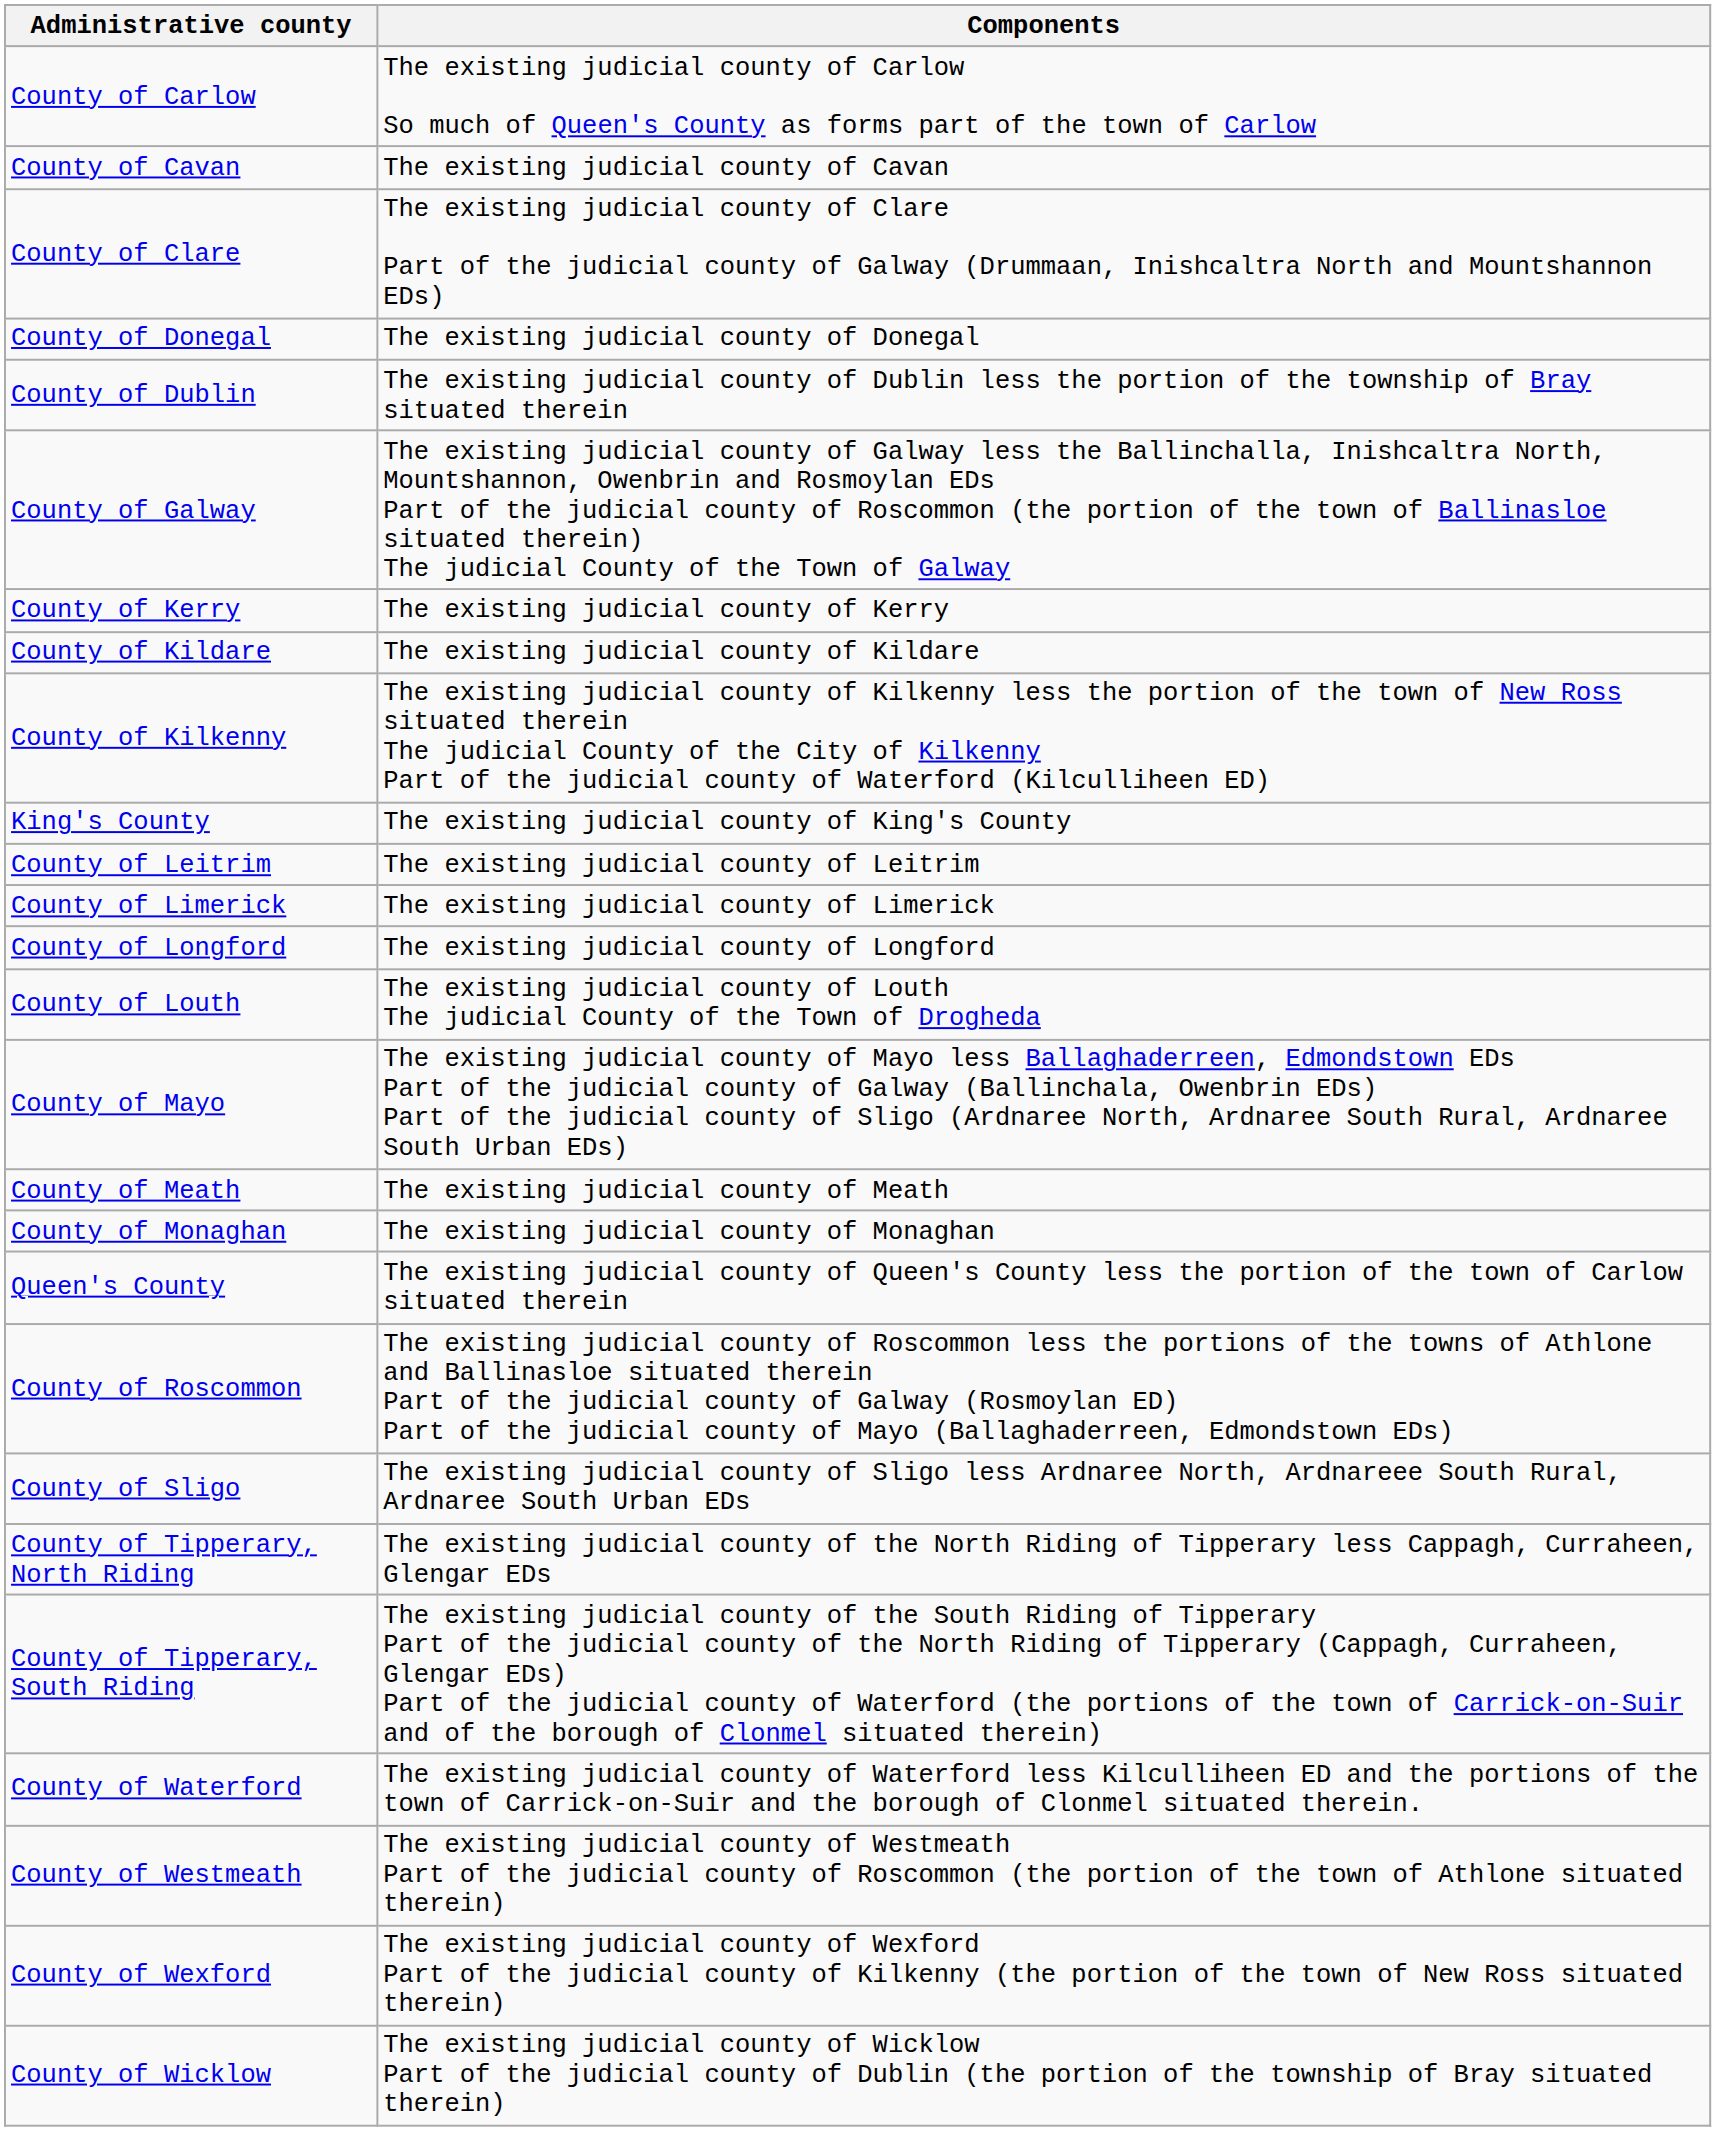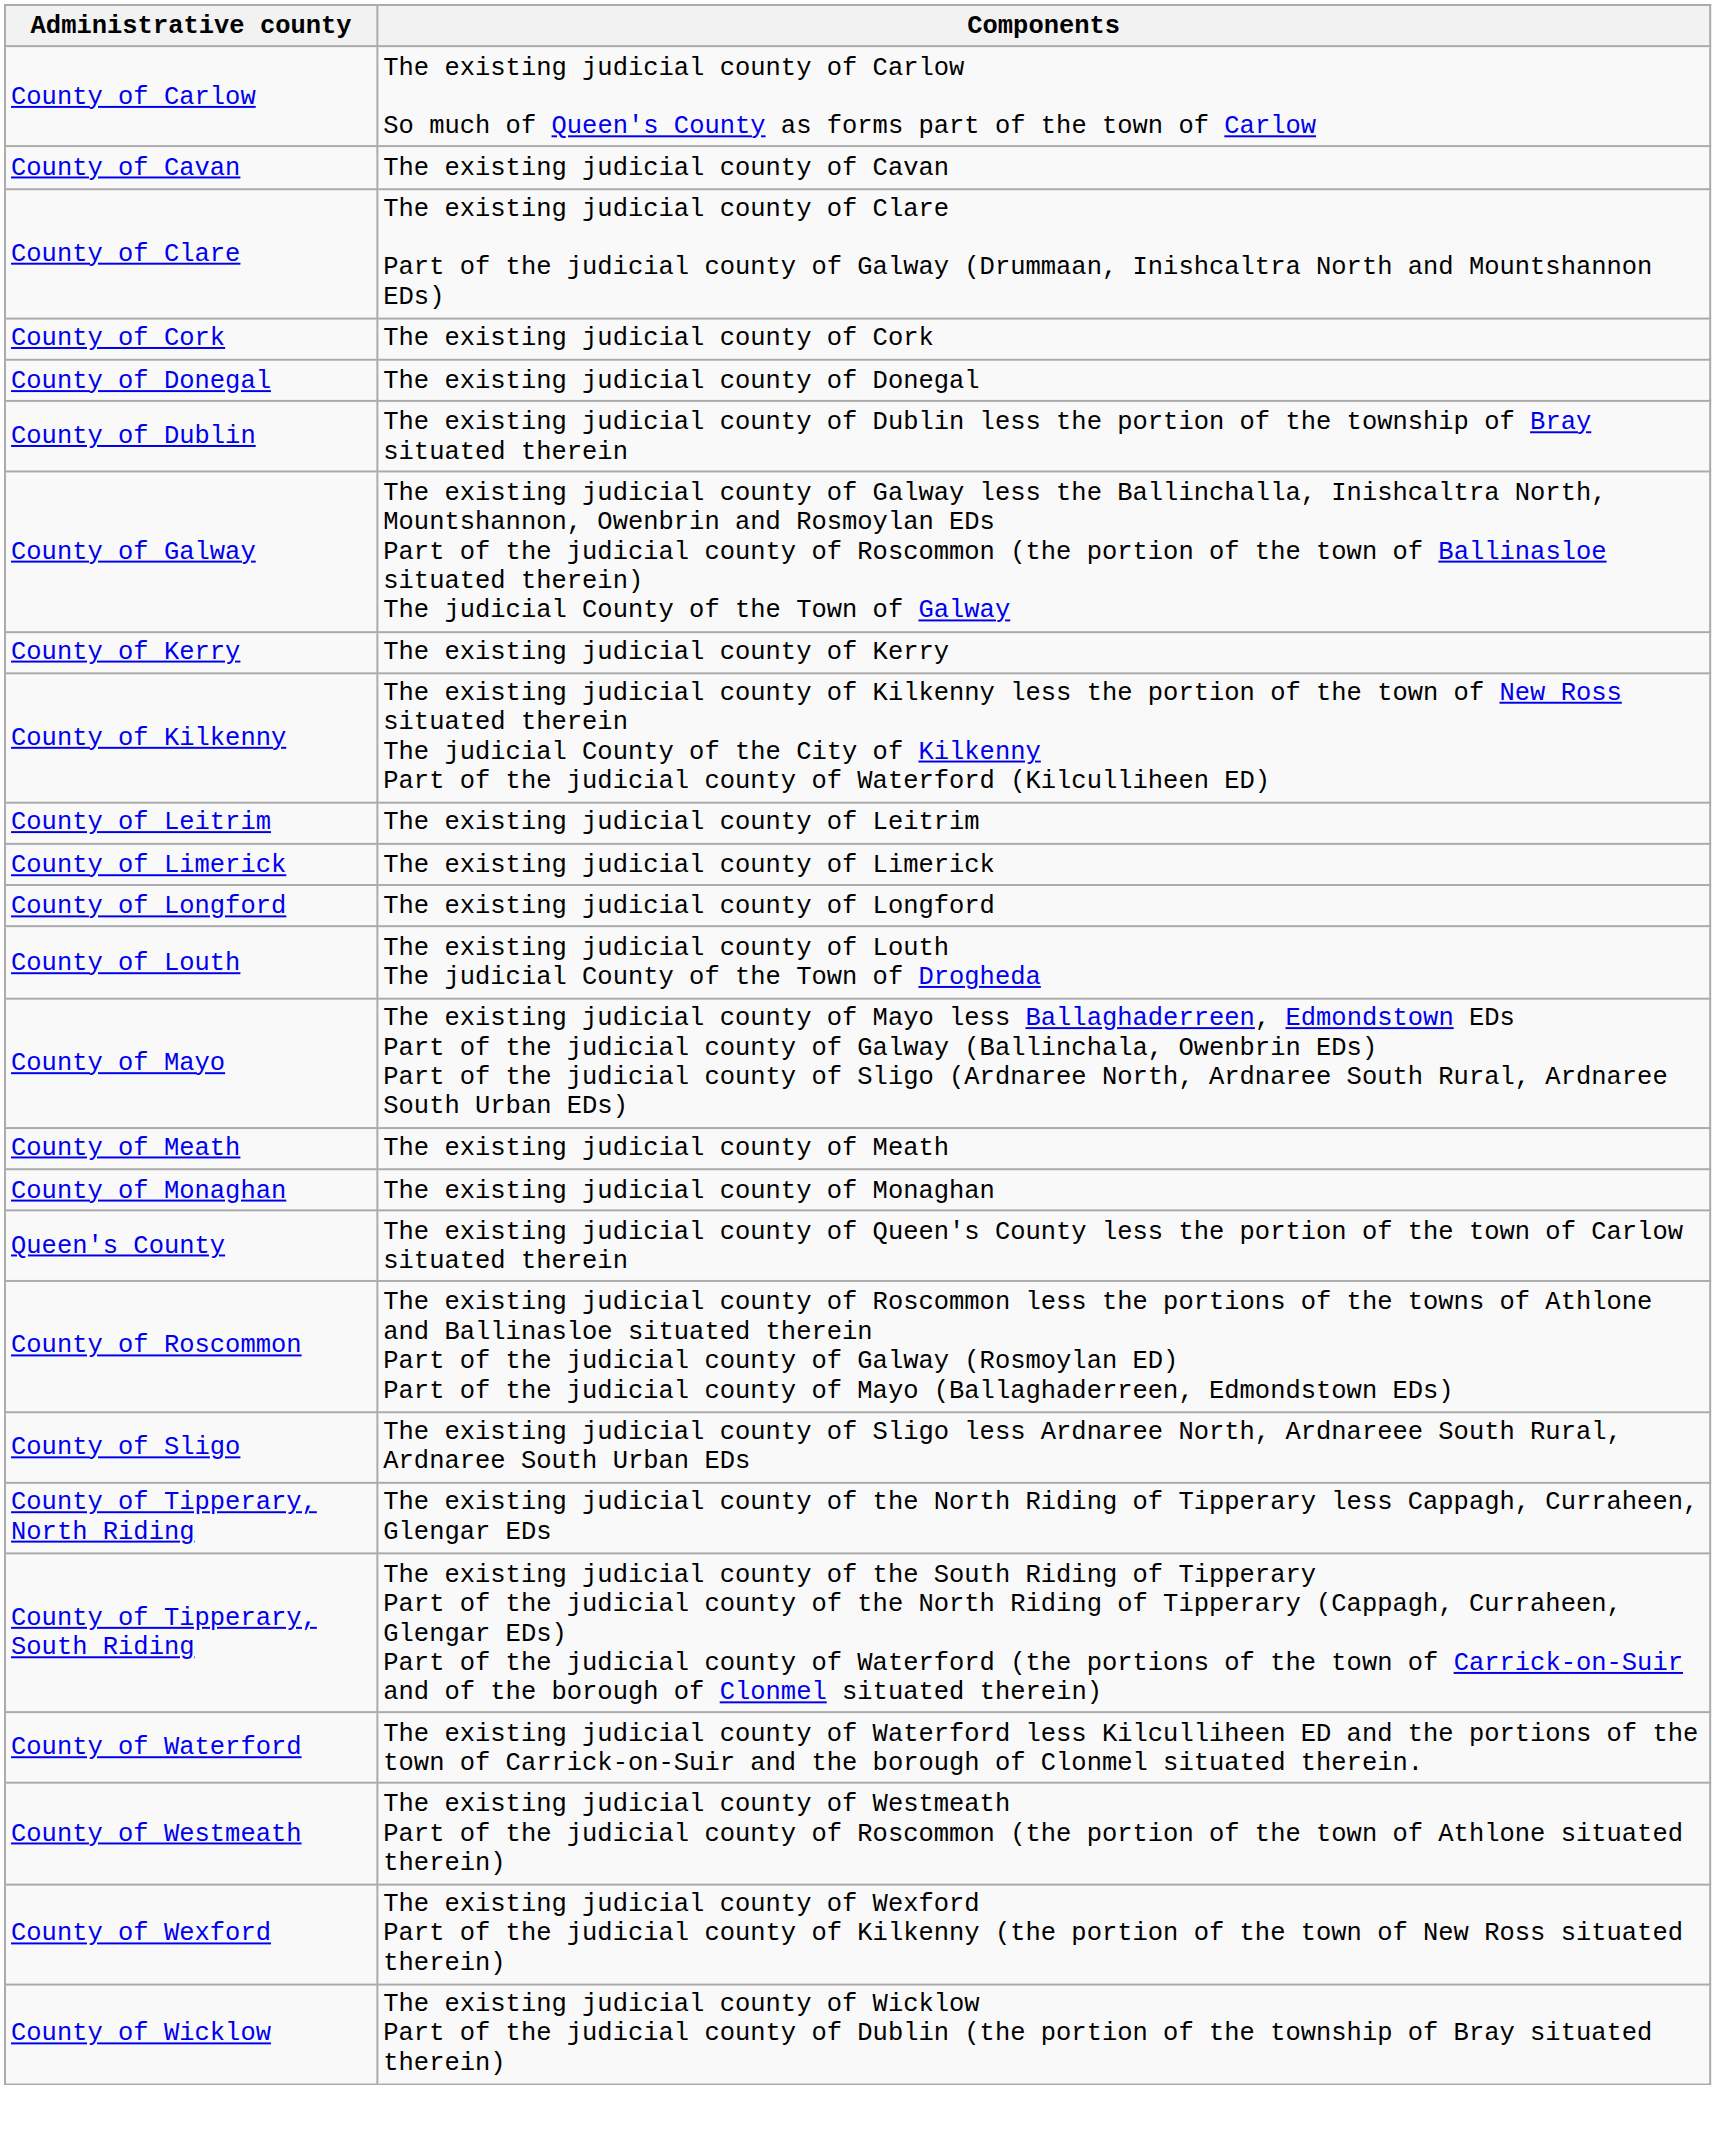+ row: (118, 339)
- row: (141, 652)
- row: (110, 823)
